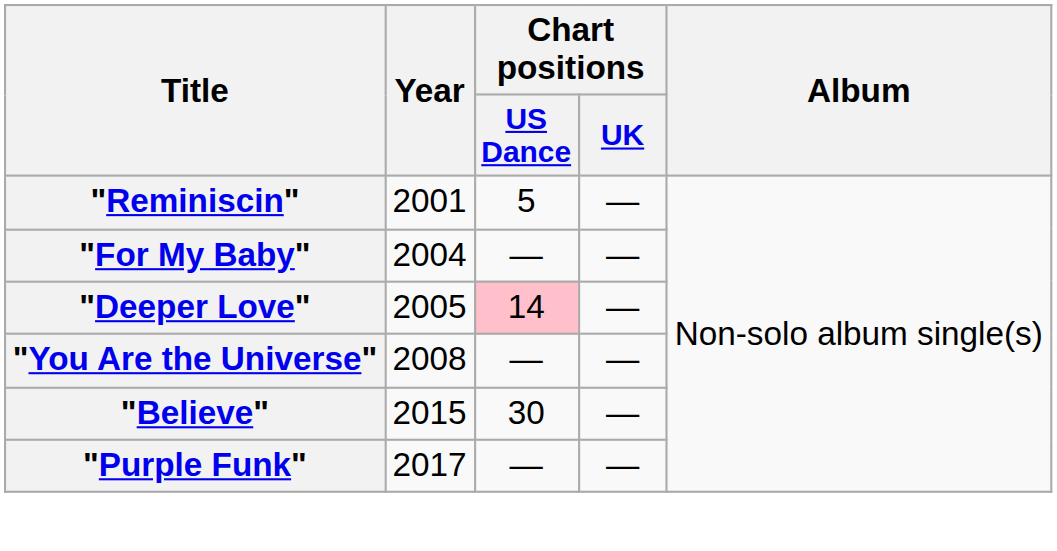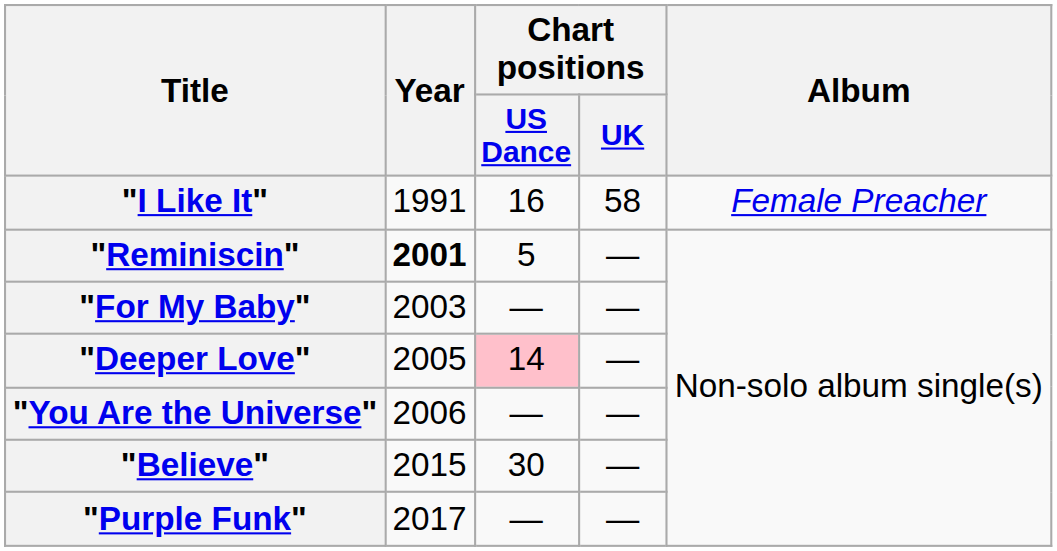+ row: (195, 201)
(430, 201) normal -> (430, 254) bold
(430, 254) 2004 -> (430, 307) 2003
(430, 360) 2008 -> (430, 412) 2006
